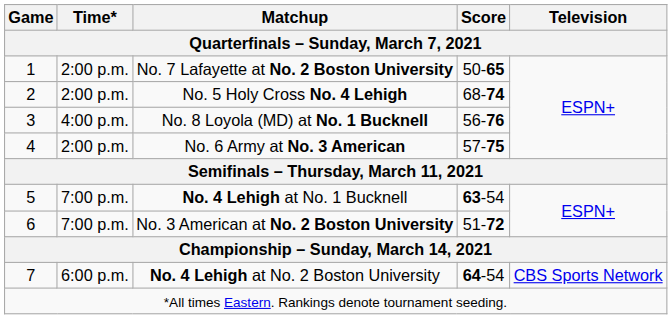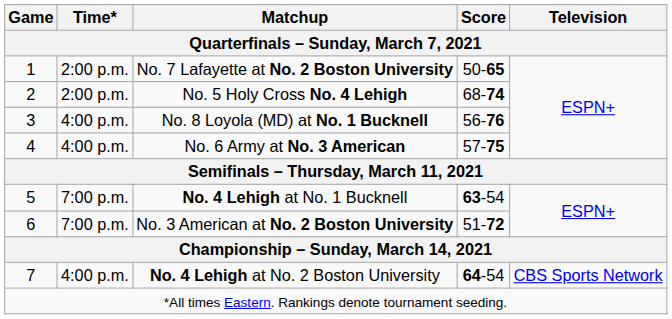(95, 146) 2:00 p.m. -> (95, 146) 4:00 p.m.
(95, 275) 6:00 p.m. -> (95, 275) 4:00 p.m.
